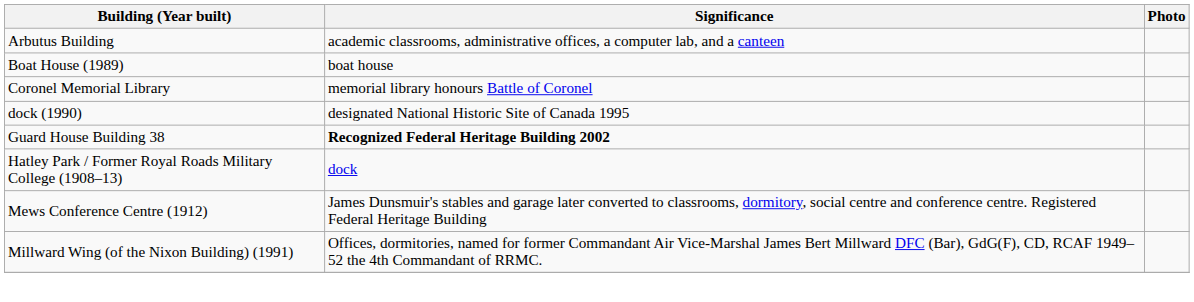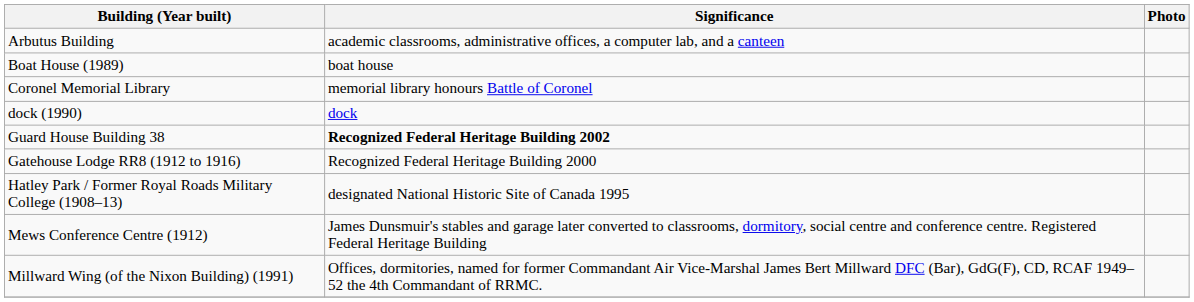(479, 112) designated National Historic Site of Canada 1995 -> (343, 112) dock
+ row: (124, 161)
(343, 169) dock -> (479, 193) designated National Historic Site of Canada 1995
